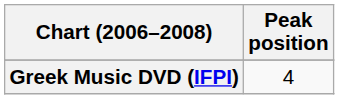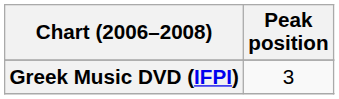(288, 76) 4 -> (288, 76) 3
